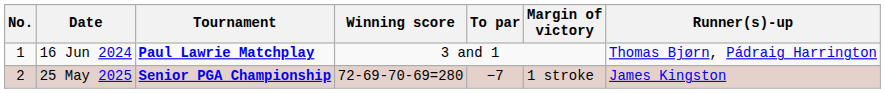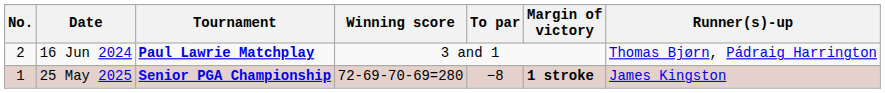(20, 55) 1 -> (20, 55) 2
(20, 77) 2 -> (20, 77) 1
(495, 77) −7 -> (495, 77) −8
(560, 77) normal -> (560, 77) bold
